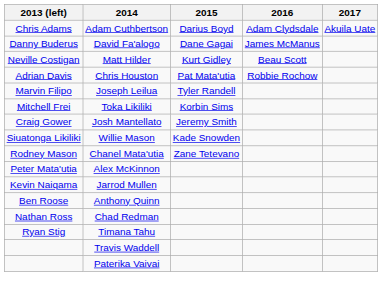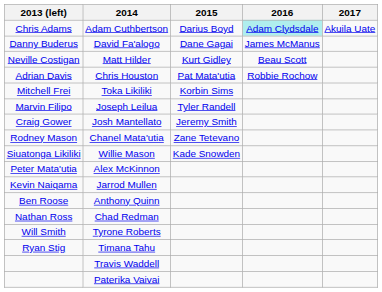(282, 28) no background -> (282, 28) paleturquoise background
rows swapped: (127, 91) <-> (127, 107)
rows swapped: (127, 138) <-> (127, 154)
+ row: (127, 232)
